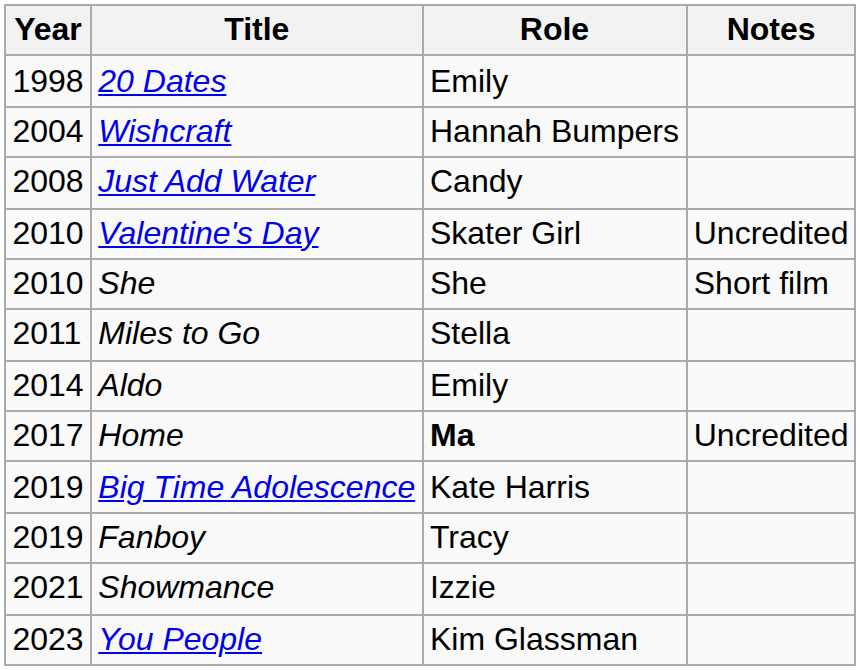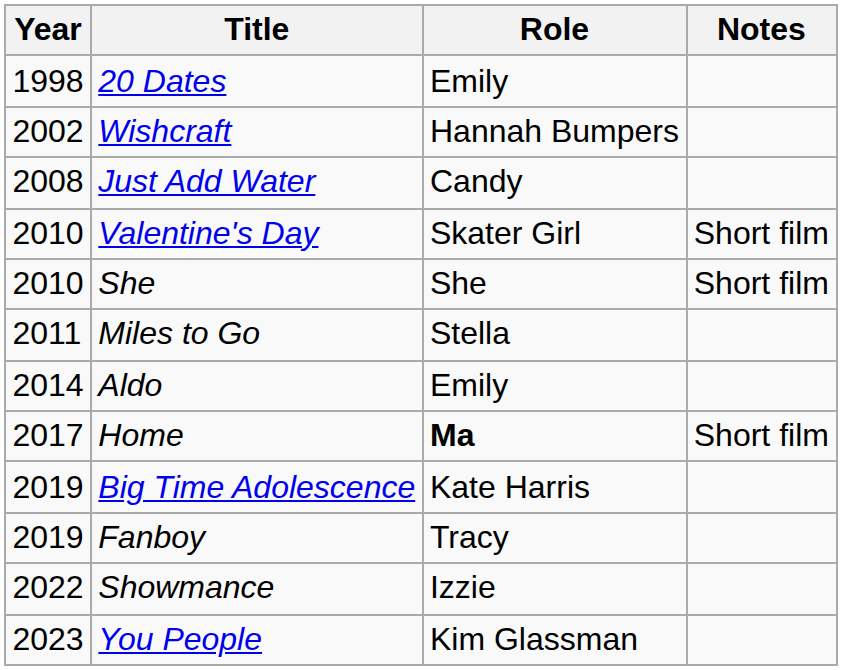(48, 131) 2004 -> (48, 131) 2002
(771, 232) Uncredited -> (761, 232) Short film
(771, 435) Uncredited -> (761, 435) Short film
(48, 588) 2021 -> (48, 588) 2022
